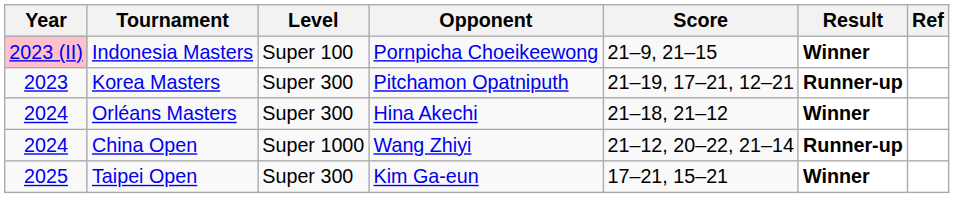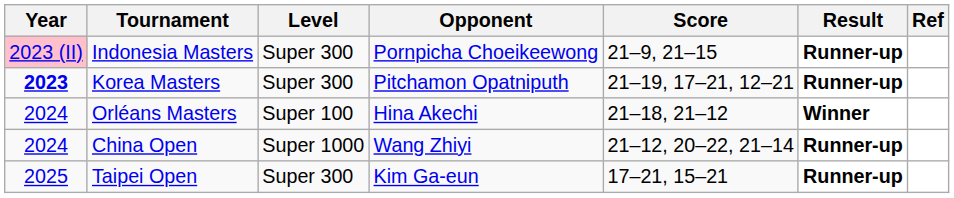(308, 52) Super 100 -> (308, 52) Super 300
(836, 52) Winner -> (853, 52) Runner-up
(46, 83) normal -> (46, 83) bold
(308, 114) Super 300 -> (308, 114) Super 100
(836, 176) Winner -> (853, 176) Runner-up
